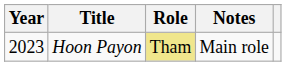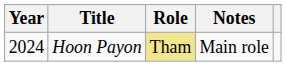(26, 46) 2023 -> (26, 46) 2024
